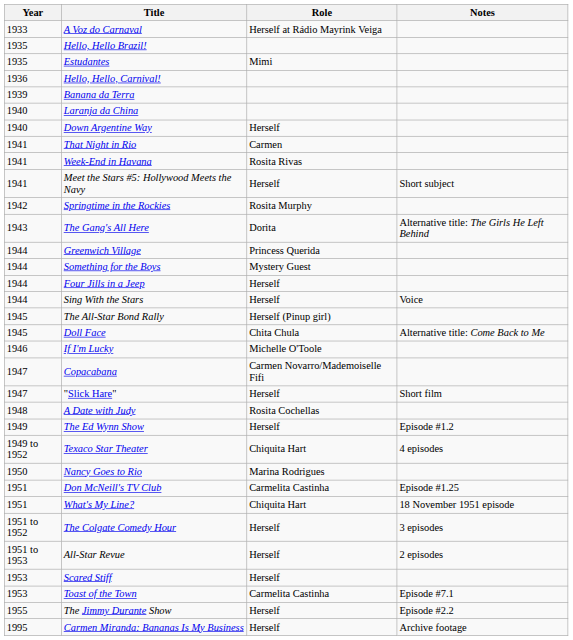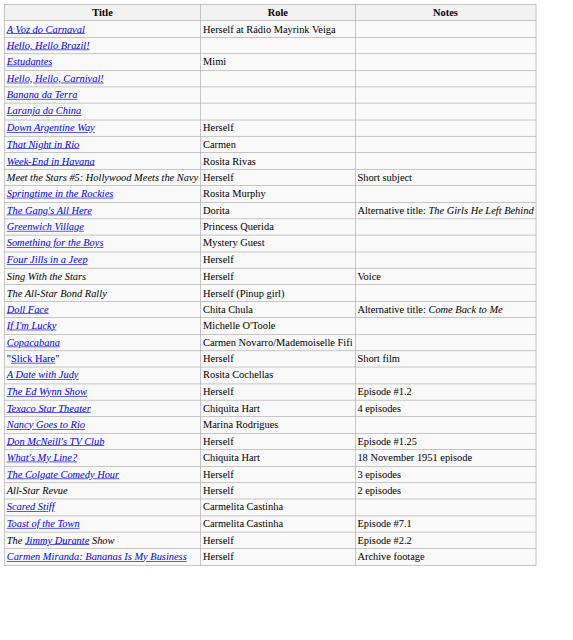- column: (33, 12)
(289, 488) Carmelita Castinha -> (218, 441) Herself
(264, 577) Herself -> (243, 507) Carmelita Castinha
